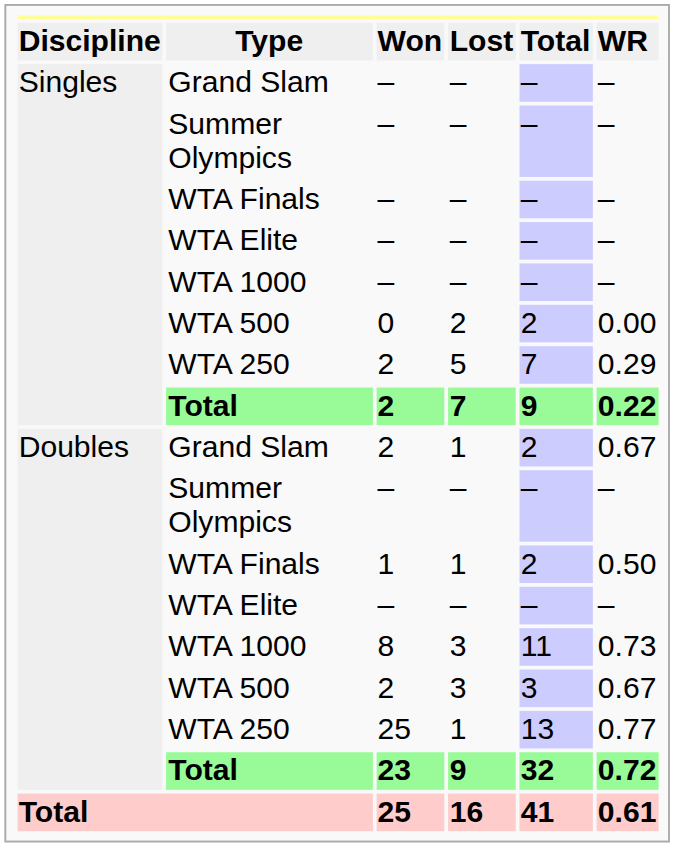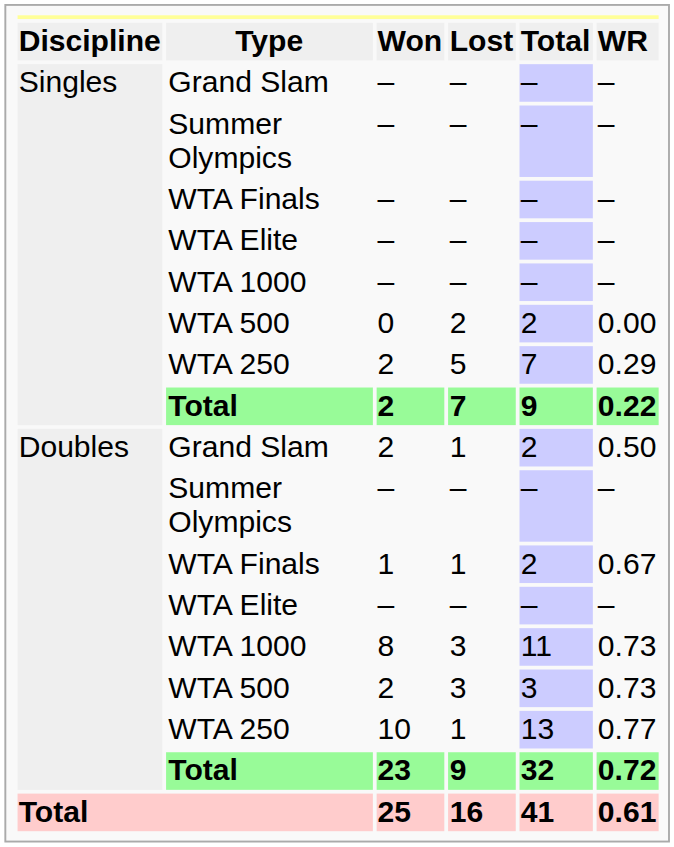(627, 447) 0.67 -> (627, 447) 0.50
(627, 564) 0.50 -> (627, 564) 0.67
(627, 688) 0.67 -> (627, 688) 0.73
(394, 729) 25 -> (394, 729) 10
